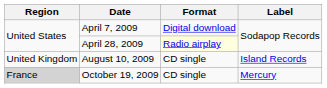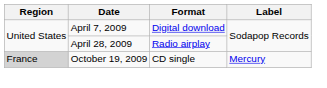(192, 43) lightyellow background -> (181, 43) no background
- row: (118, 59)
